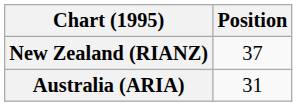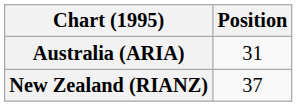rows swapped: (109, 85) <-> (109, 52)
